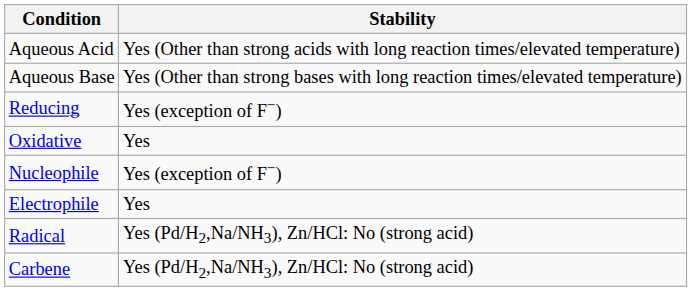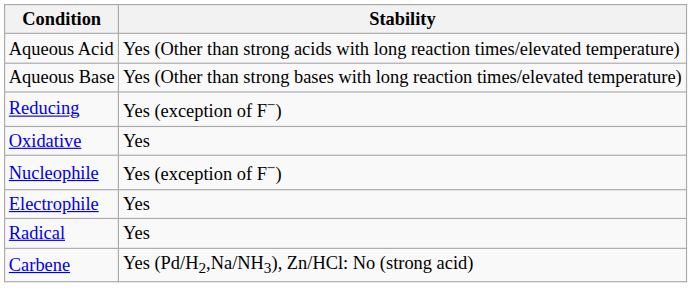(298, 235) Yes (Pd/H2,Na/NH3), Zn/HCl: No (strong acid) -> (136, 233) Yes
